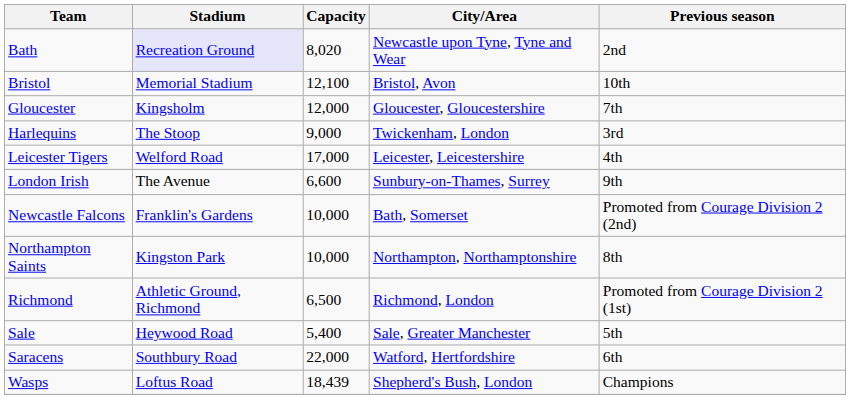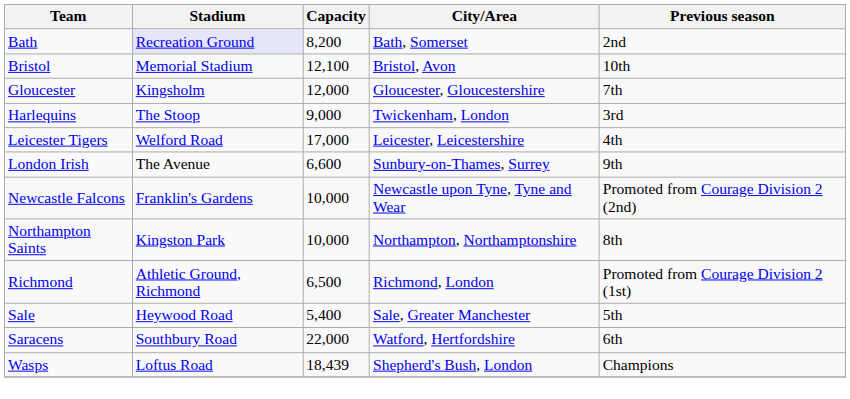(324, 50) 8,020 -> (324, 41) 8,200
(472, 50) Newcastle upon Tyne, Tyne and Wear -> (420, 41) Bath, Somerset
(420, 215) Bath, Somerset -> (472, 197) Newcastle upon Tyne, Tyne and Wear
